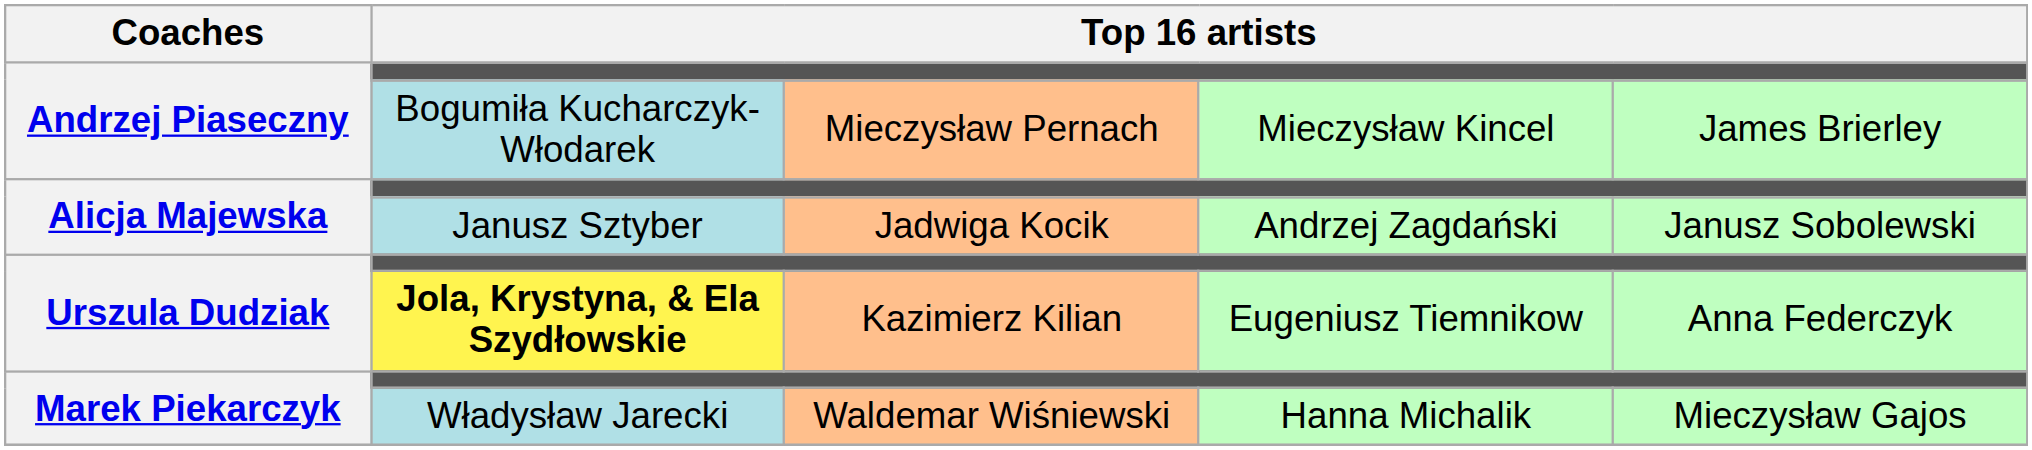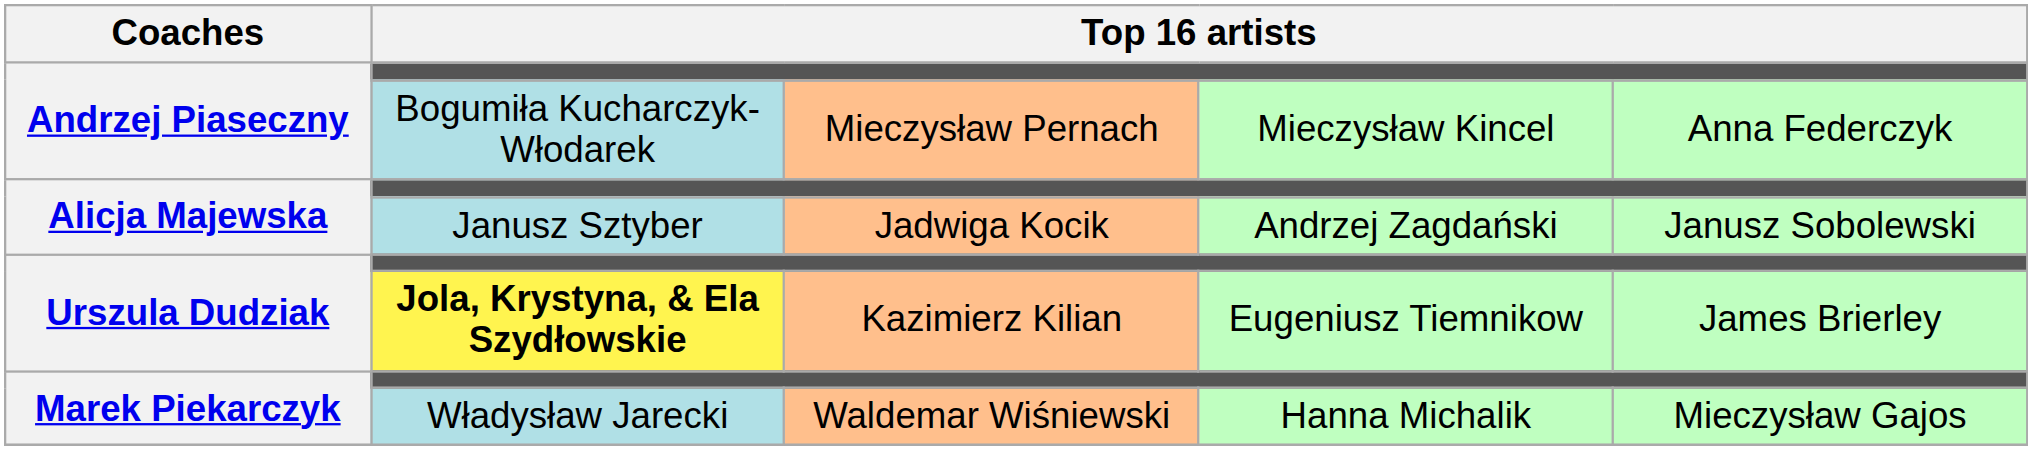(1820, 129) James Brierley -> (1820, 129) Anna Federczyk
(1820, 320) Anna Federczyk -> (1820, 320) James Brierley
